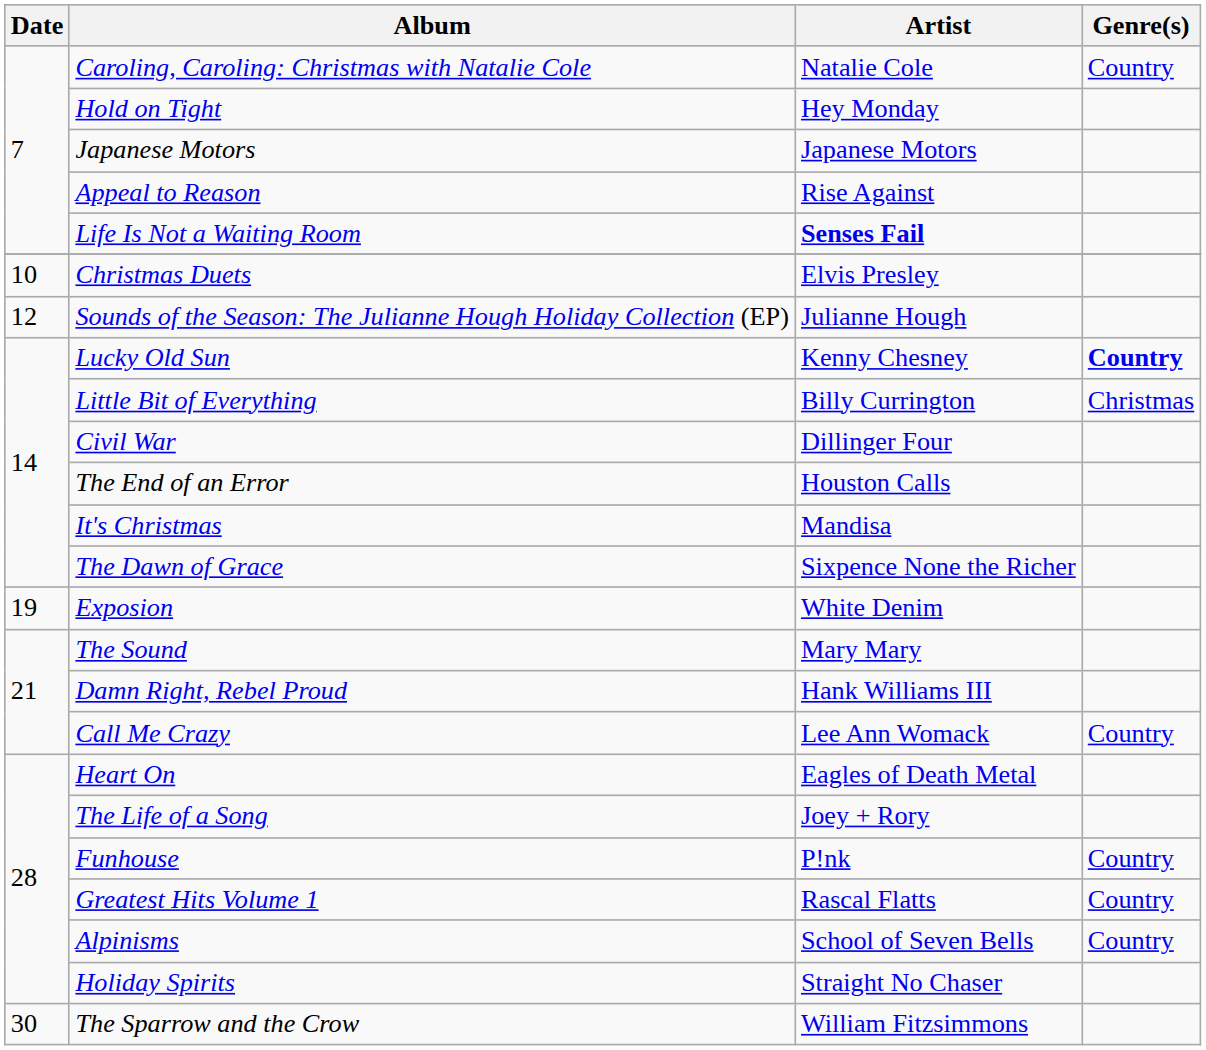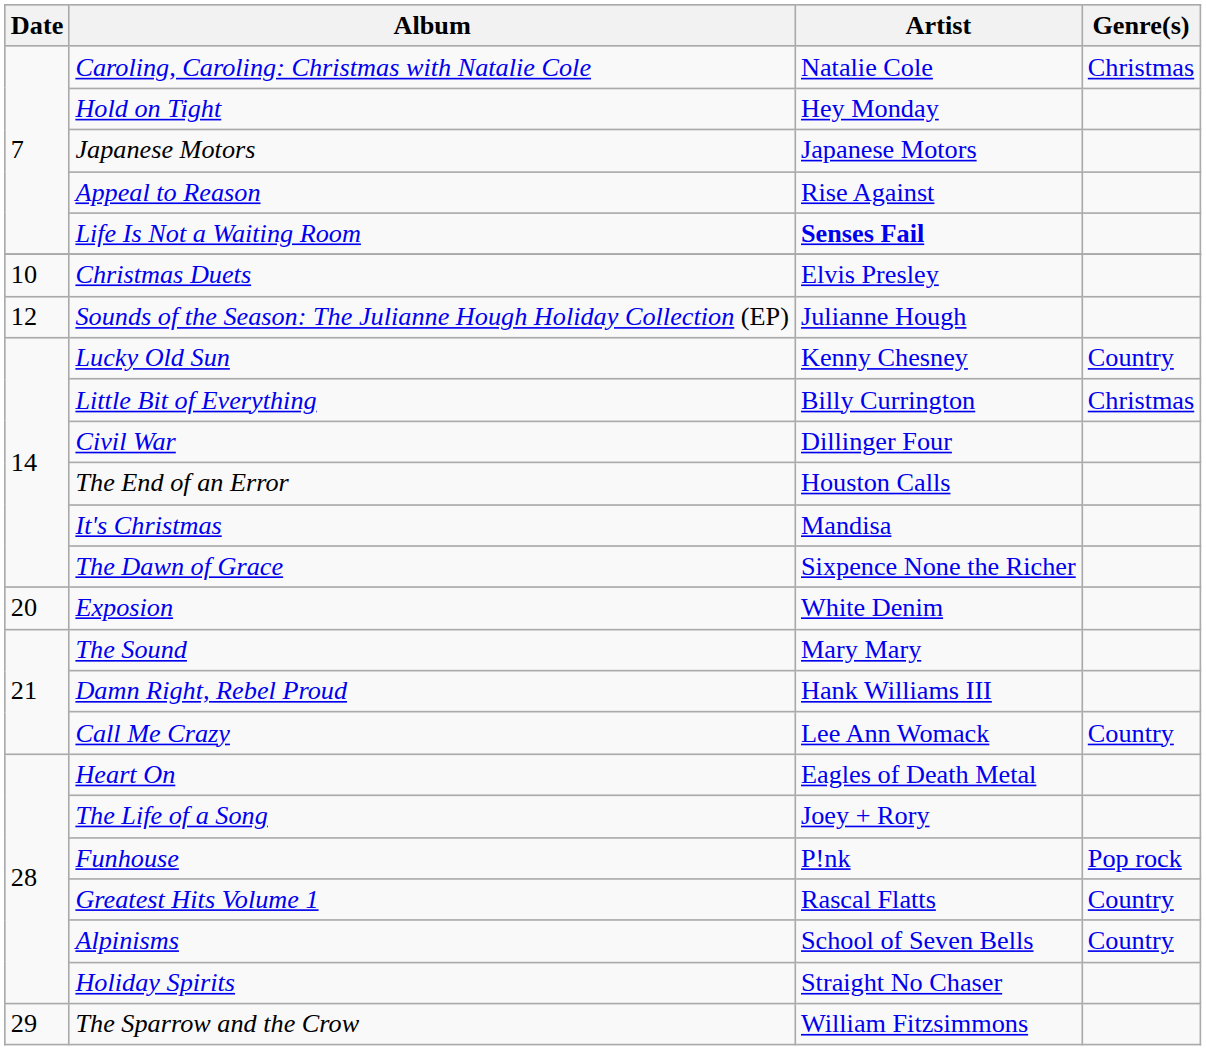(1131, 66) Country -> (1141, 66) Christmas
(1135, 358) bold -> (1131, 358) normal
(24, 607) 19 -> (24, 607) 20
(1131, 857) Country -> (1135, 857) Pop rock
(24, 1024) 30 -> (24, 1024) 29
